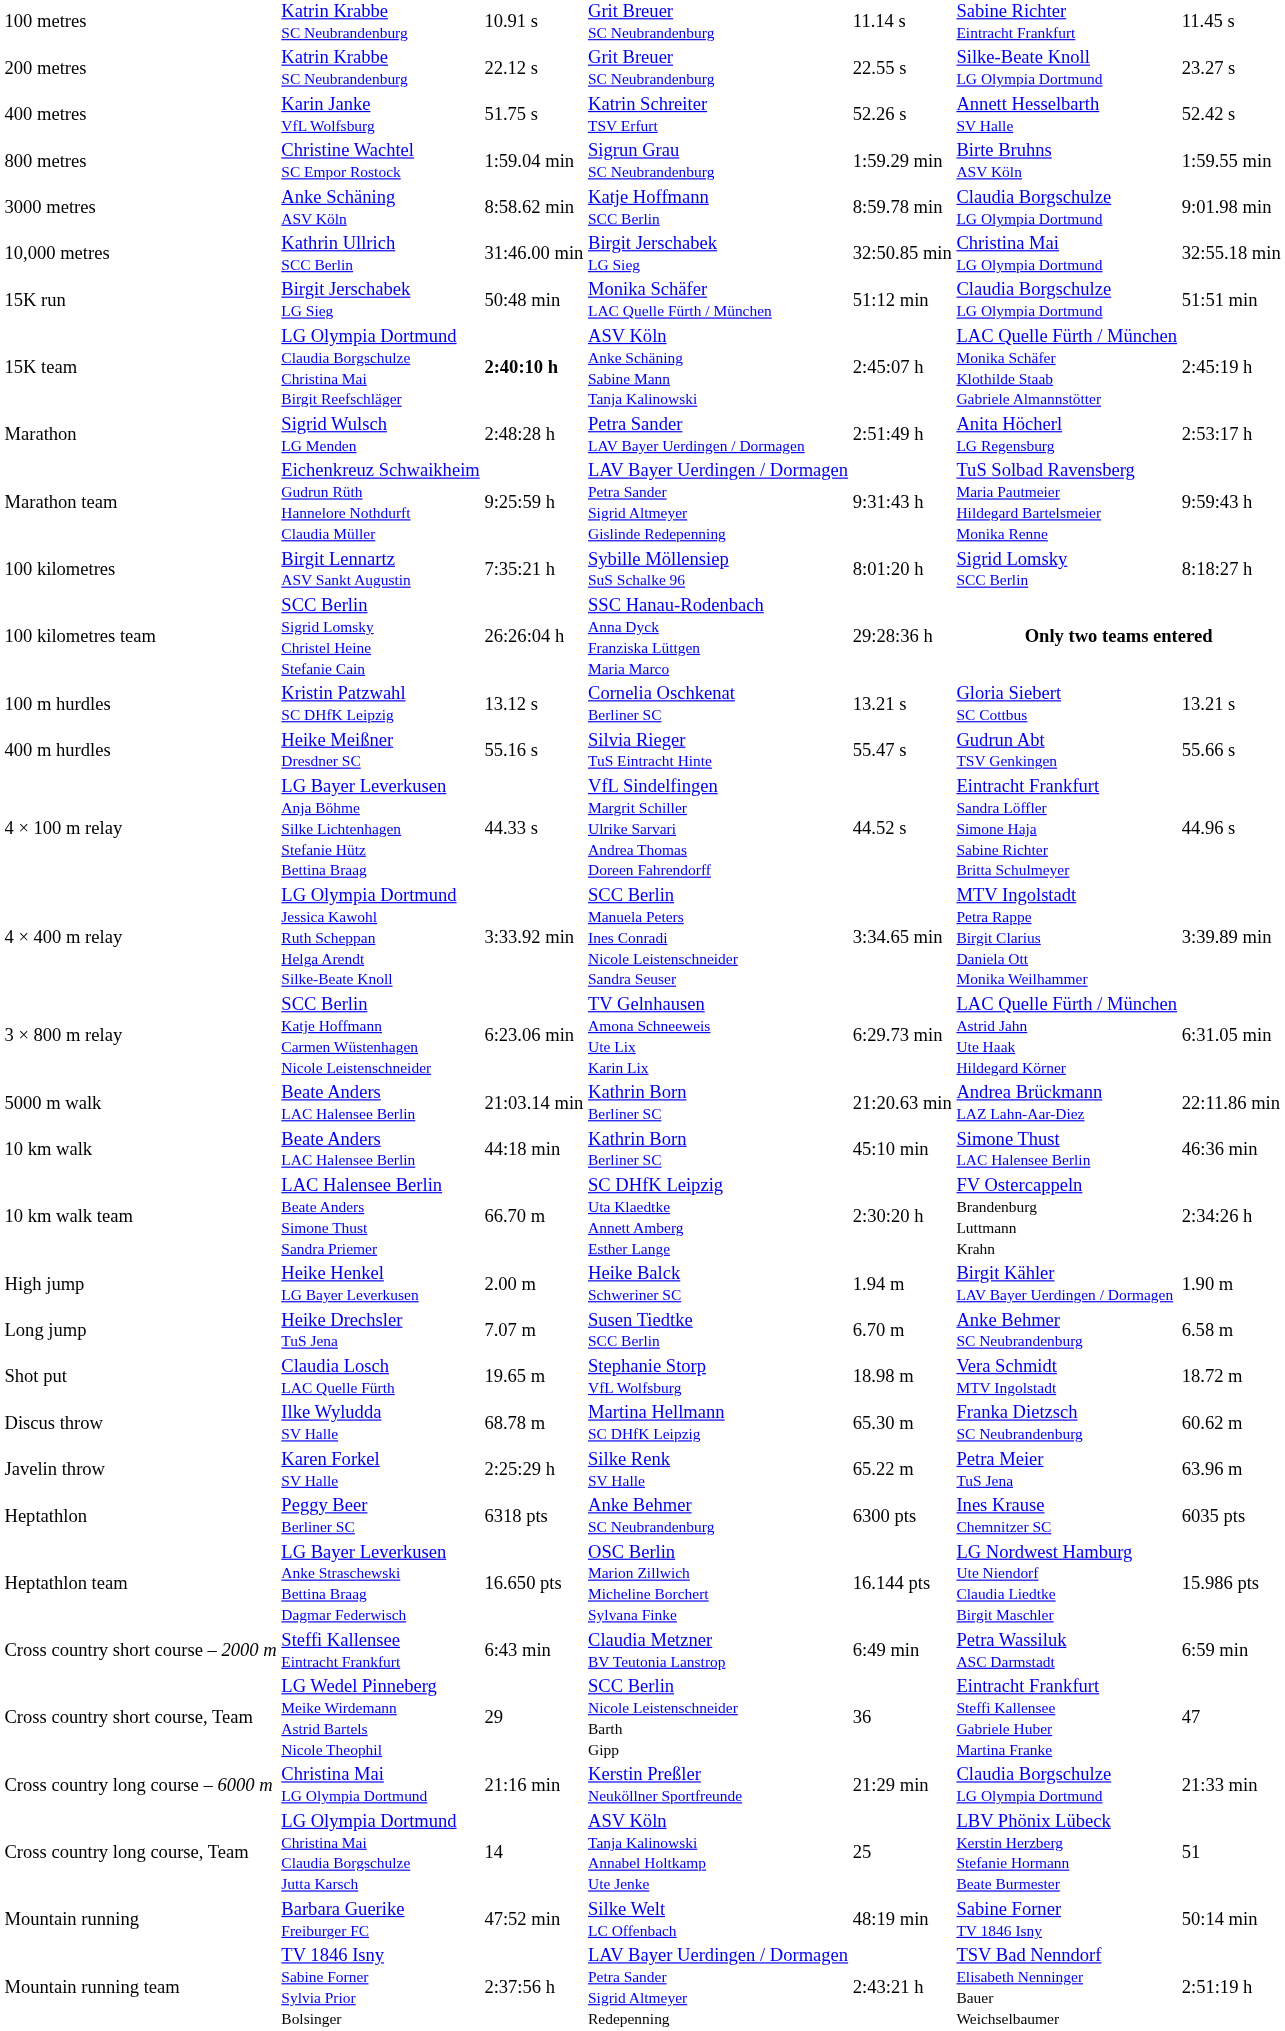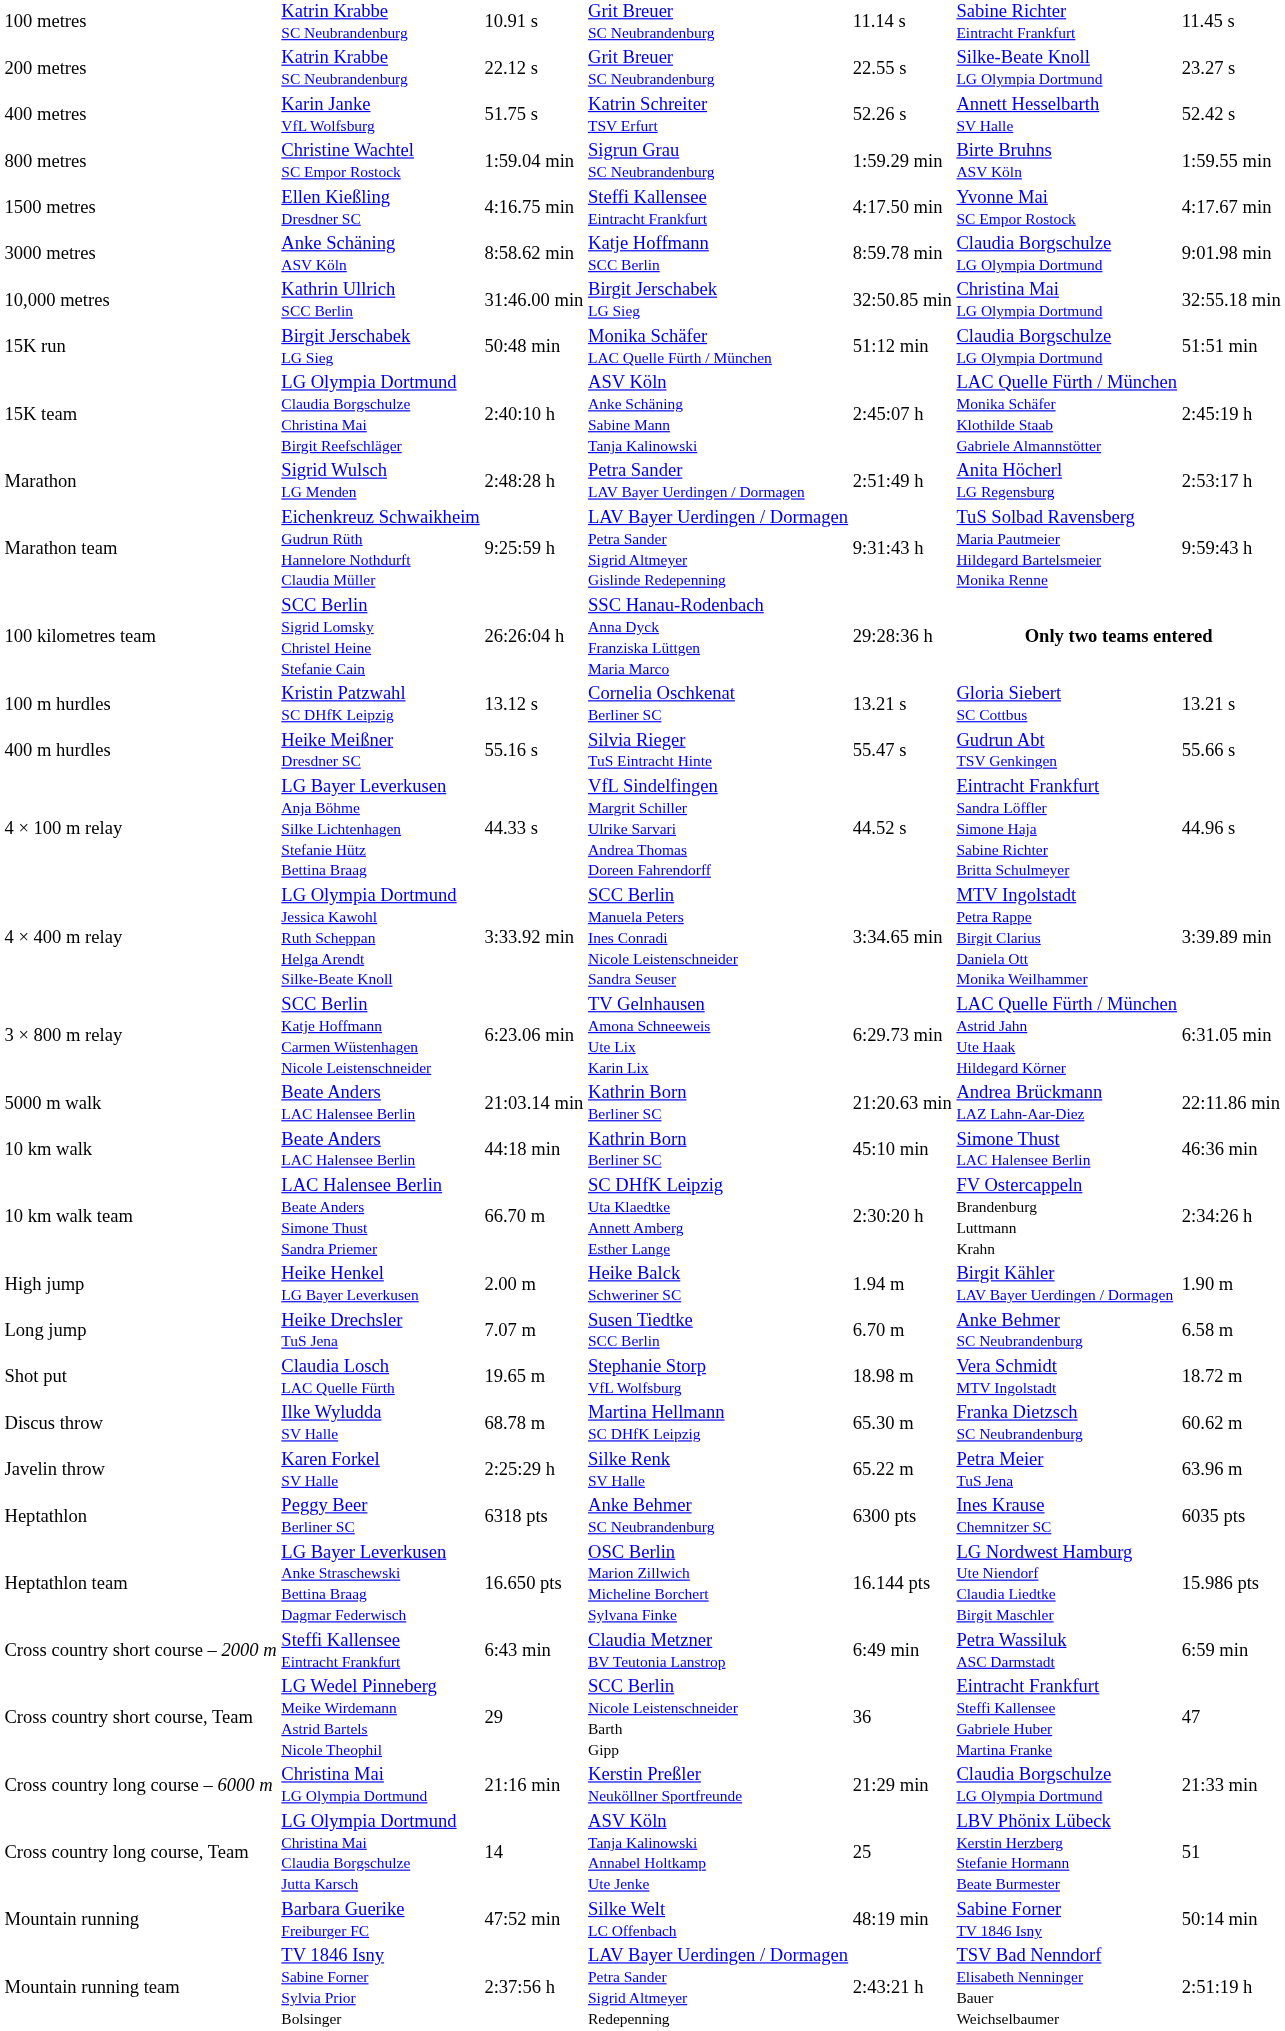+ row: (50, 207)
(521, 367) bold -> (520, 413) normal
- row: (60, 569)
